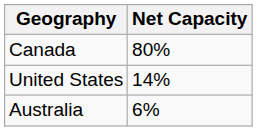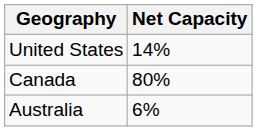rows swapped: (42, 49) <-> (66, 79)
